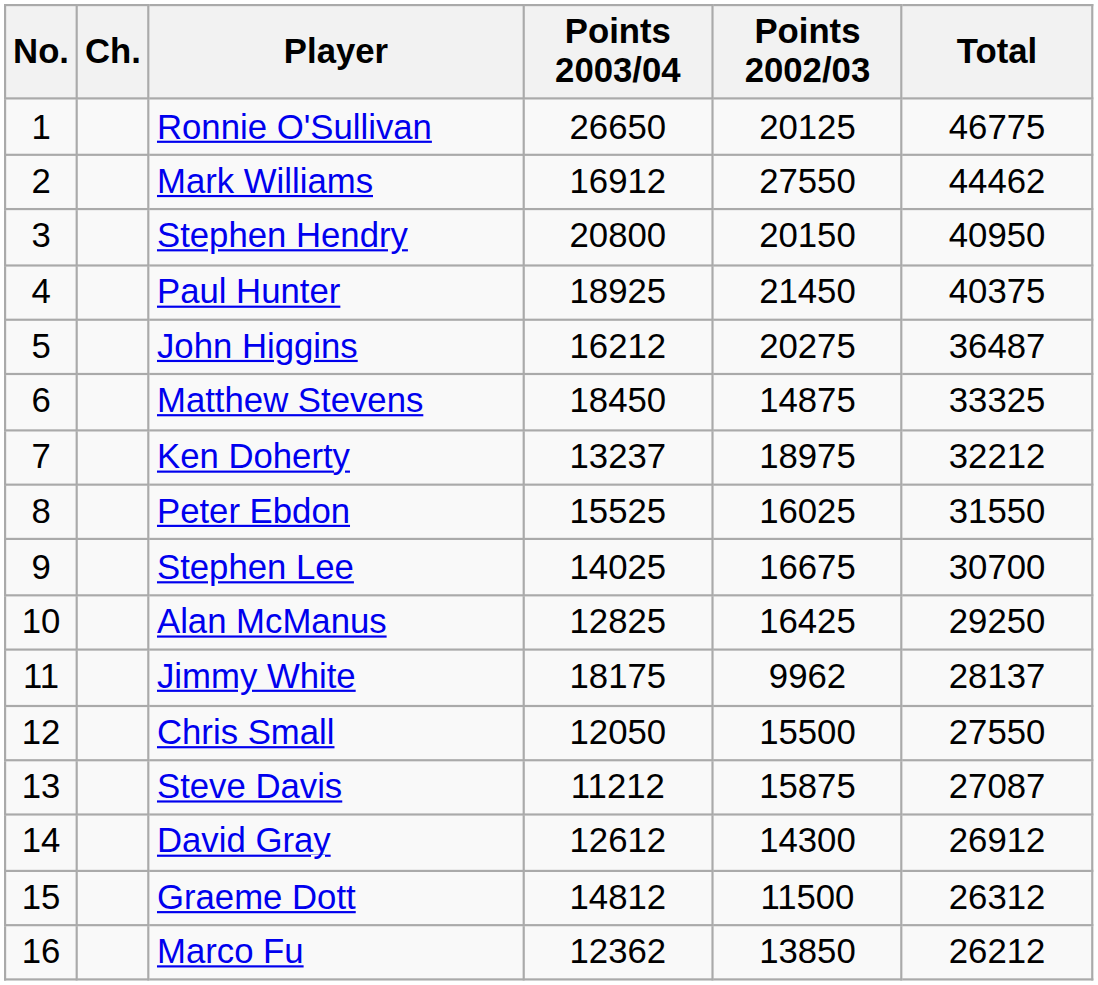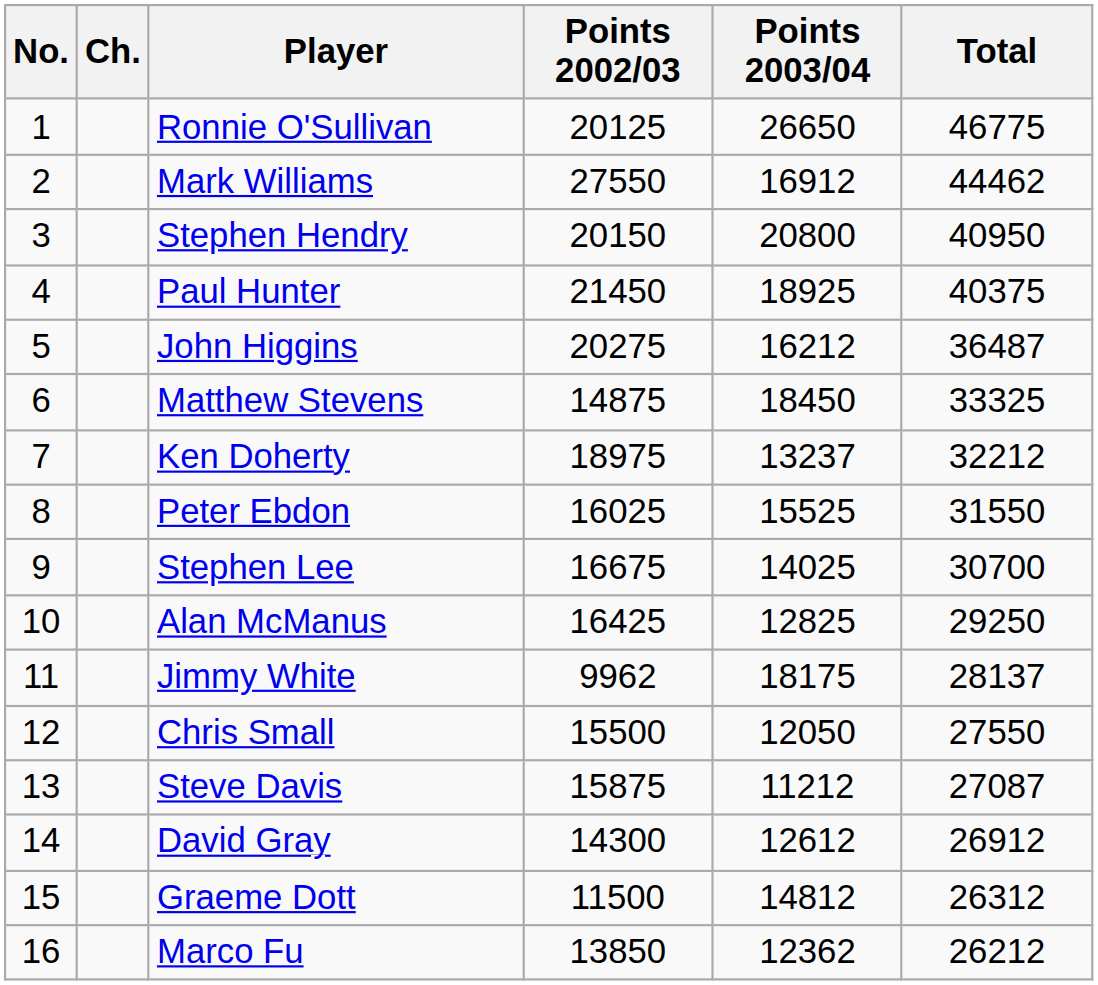columns swapped: (807, 51) <-> (618, 51)
